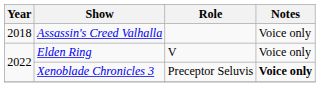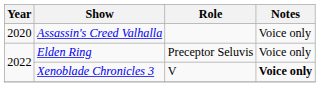(19, 33) 2018 -> (19, 33) 2020
(172, 52) V -> (211, 52) Preceptor Seluvis
(211, 71) Preceptor Seluvis -> (172, 71) V
